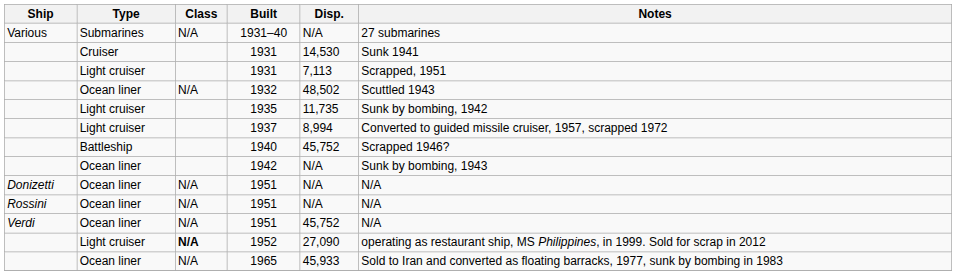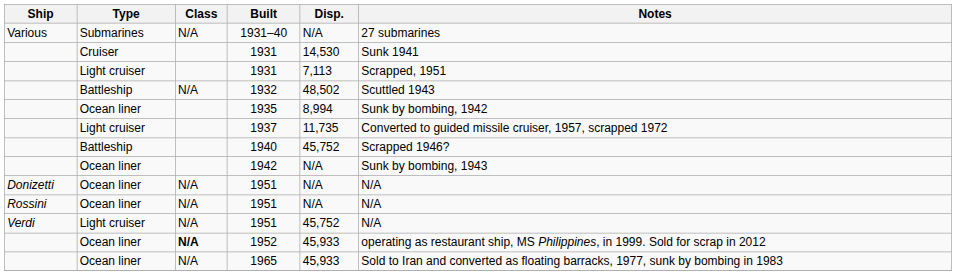(110, 90) Ocean liner -> (106, 90) Battleship
(112, 109) Light cruiser -> (110, 109) Ocean liner
(321, 109) 11,735 -> (318, 109) 8,994
(318, 128) 8,994 -> (321, 128) 11,735
(110, 223) Ocean liner -> (112, 223) Light cruiser
(112, 242) Light cruiser -> (110, 242) Ocean liner
(321, 242) 27,090 -> (321, 242) 45,933
